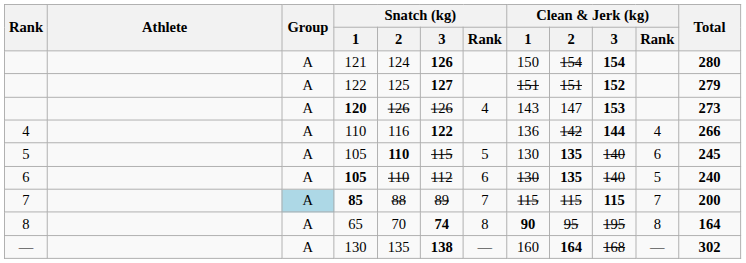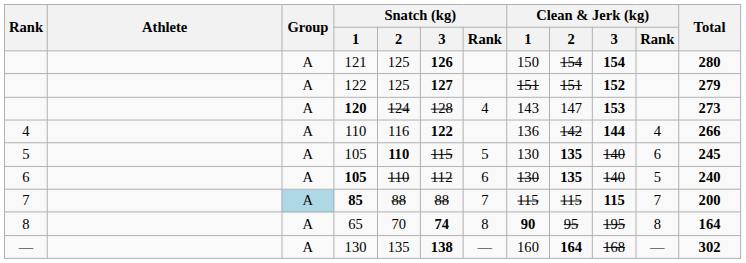(399, 62) 124 -> (399, 62) 125
(399, 108) 126 -> (399, 108) 124
(442, 108) 126 -> (442, 108) 128
(442, 200) 89 -> (442, 200) 88
